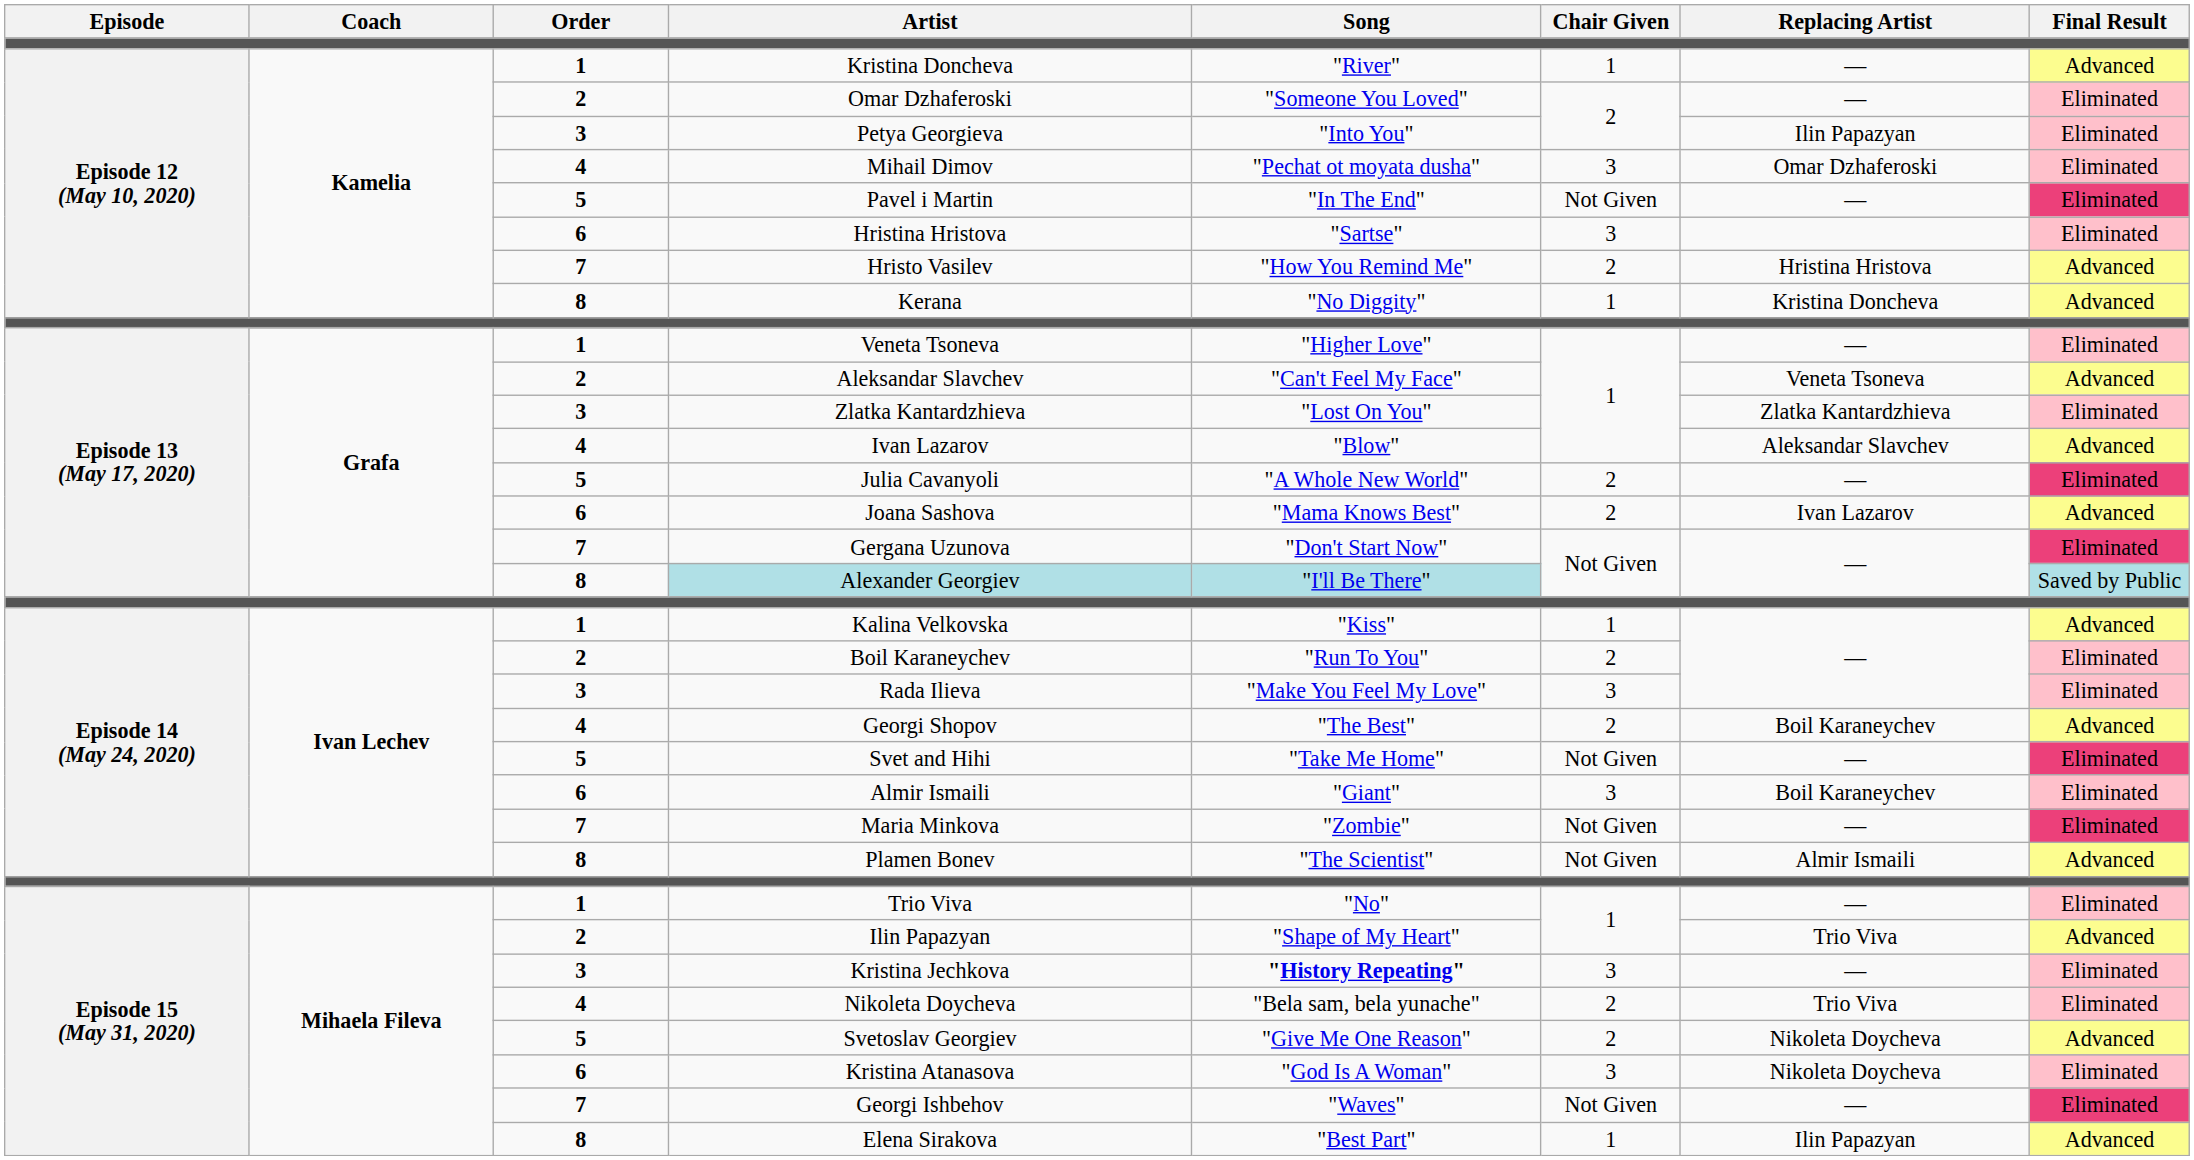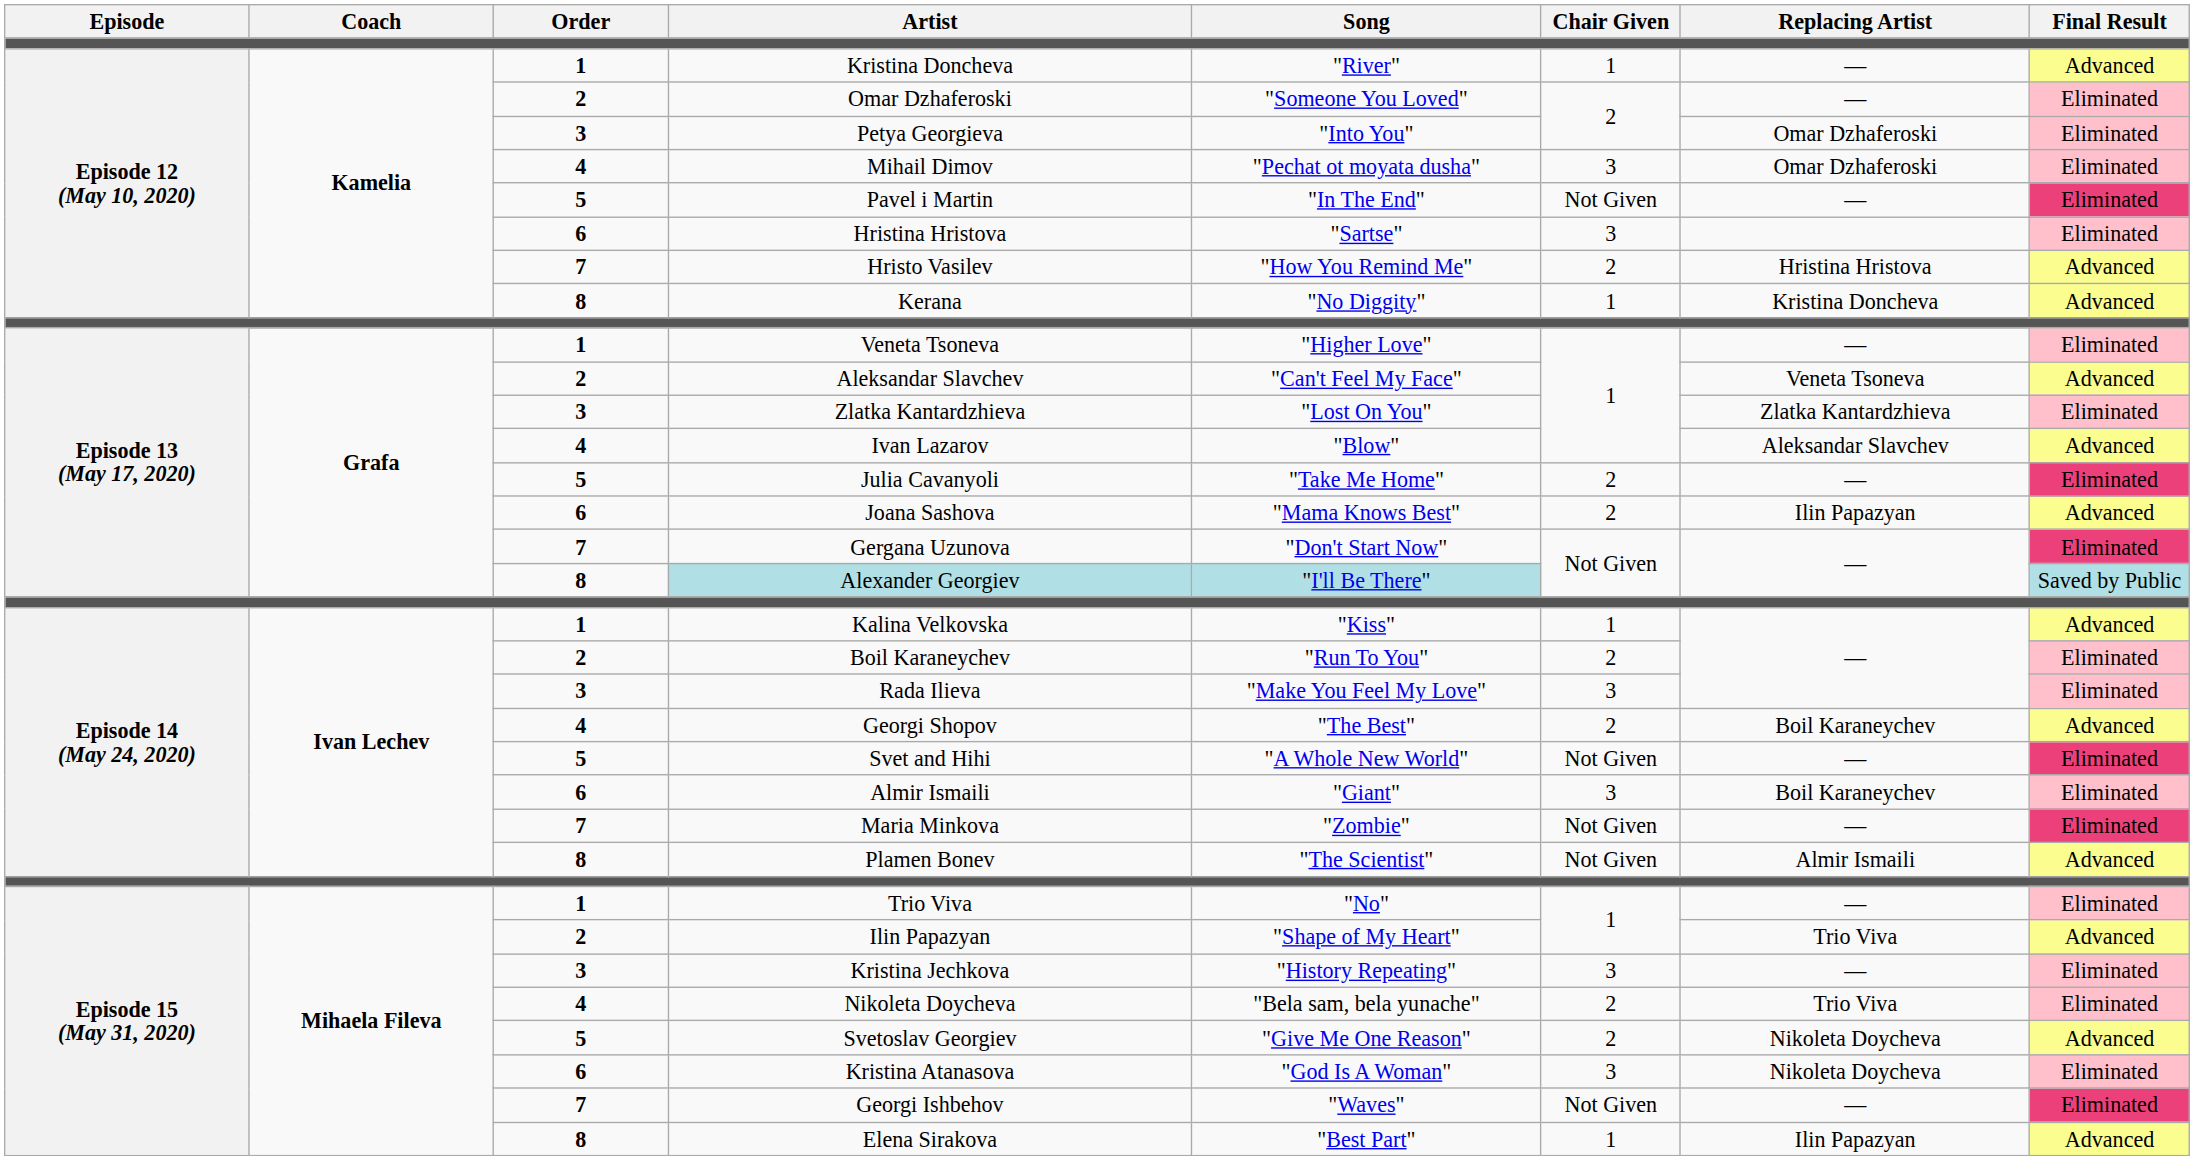(1855, 133) Ilin Papazyan -> (1855, 133) Omar Dzhaferoski
(1366, 479) "A Whole New World" -> (1366, 479) "Take Me Home"
(1855, 513) Ivan Lazarov -> (1855, 513) Ilin Papazyan
(1366, 758) "Take Me Home" -> (1366, 758) "A Whole New World"
(1366, 970) bold -> (1366, 970) normal
